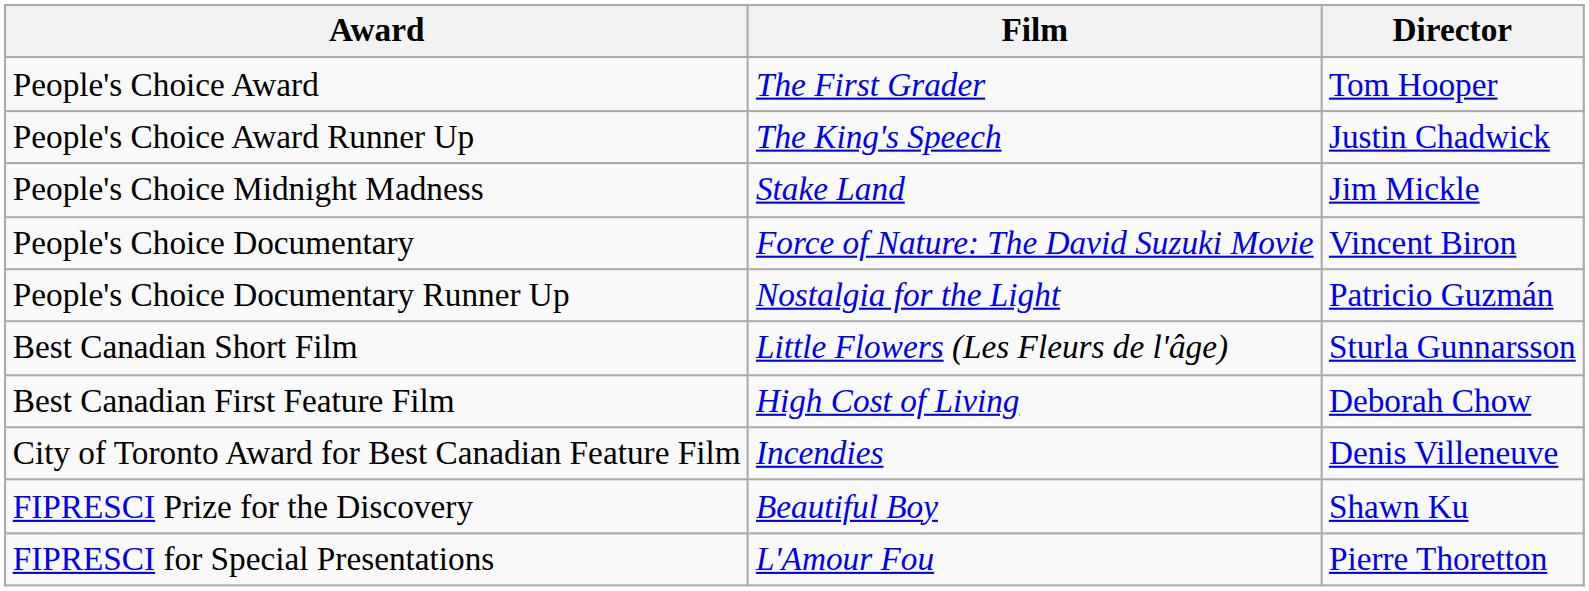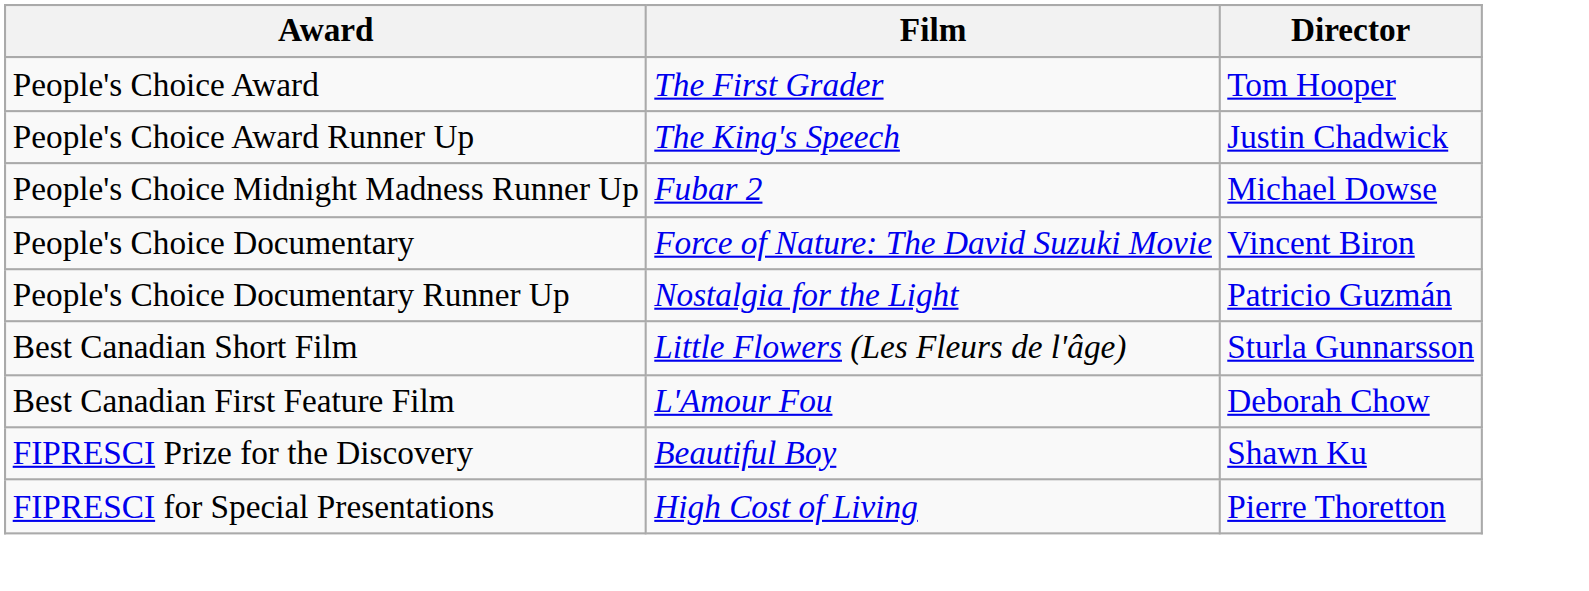- row: (248, 189)
+ row: (326, 189)
(888, 400) High Cost of Living -> (743, 400) L'Amour Fou
- row: (377, 453)
(845, 558) L'Amour Fou -> (786, 505) High Cost of Living
